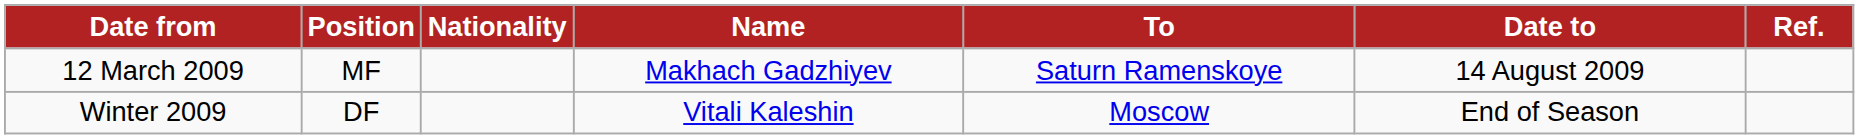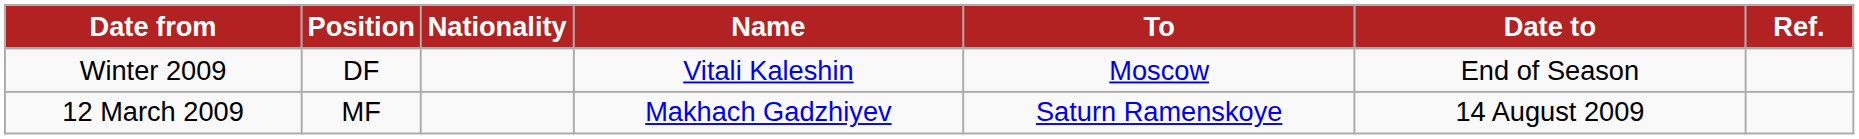rows swapped: (153, 113) <-> (153, 70)
